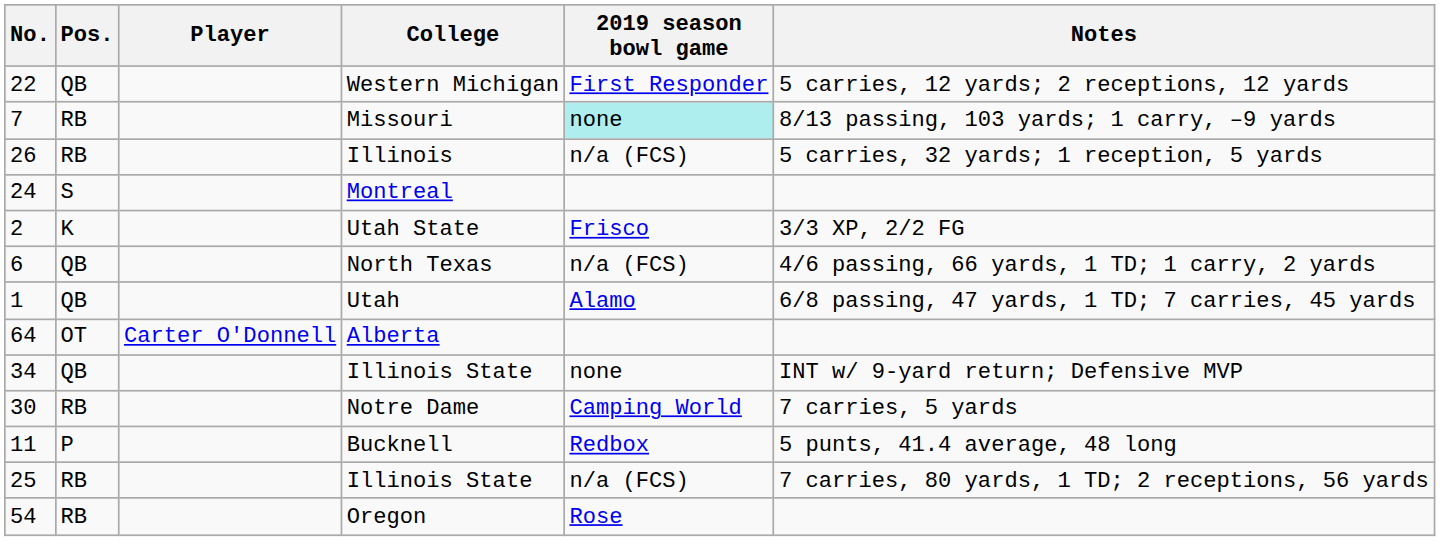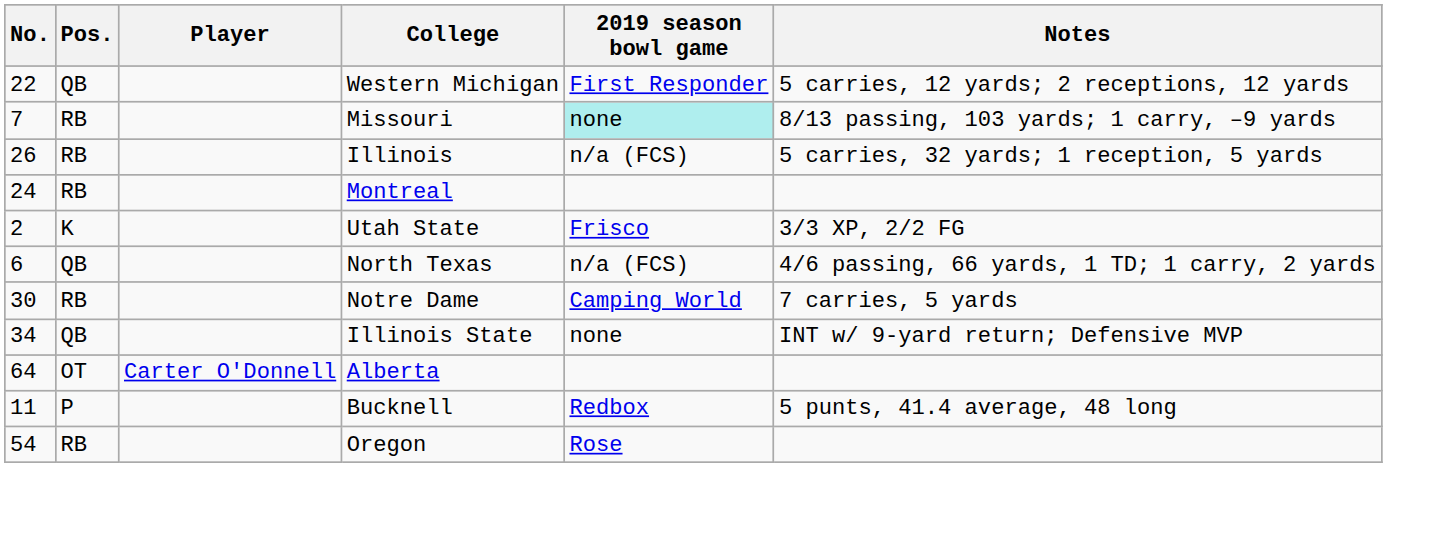(67, 192) S -> (74, 192) RB
- row: (17, 300)
rows swapped: (23, 409) <-> (23, 337)
- row: (23, 481)
